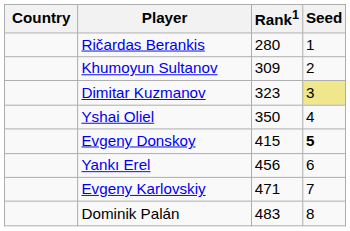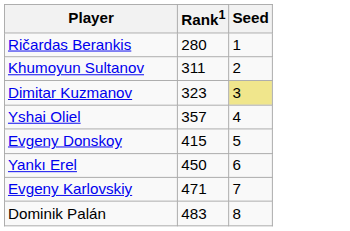- column: (41, 18)
(267, 68) 309 -> (193, 68) 311
(267, 117) 350 -> (194, 117) 357
(310, 141) bold -> (237, 141) normal
(267, 165) 456 -> (194, 165) 450
